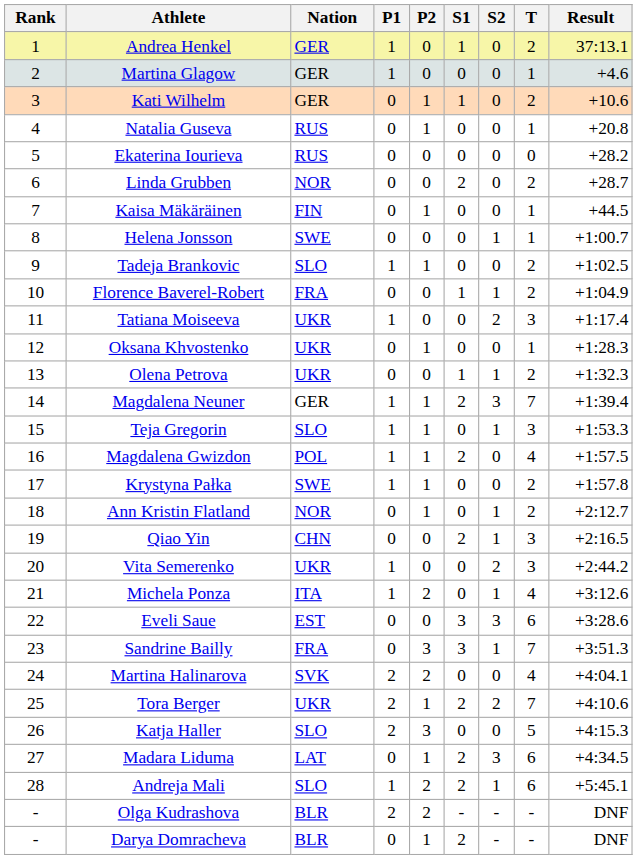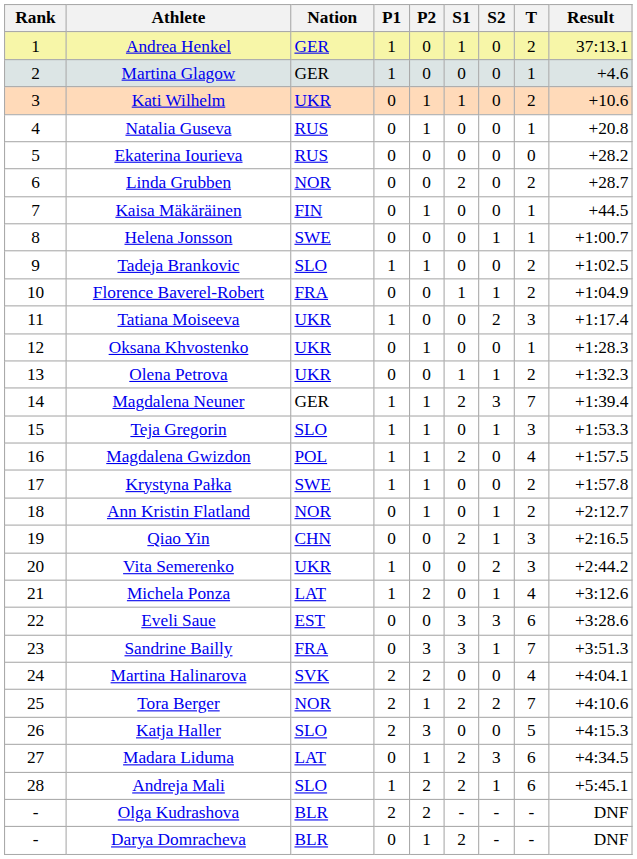(312, 100) GER -> (313, 100) UKR
(308, 593) ITA -> (310, 593) LAT
(313, 703) UKR -> (313, 703) NOR
